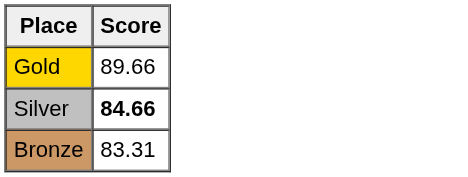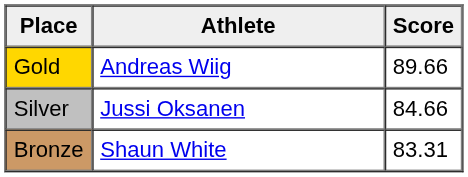+ column: (238, 25)
(128, 108) bold -> (420, 108) normal
